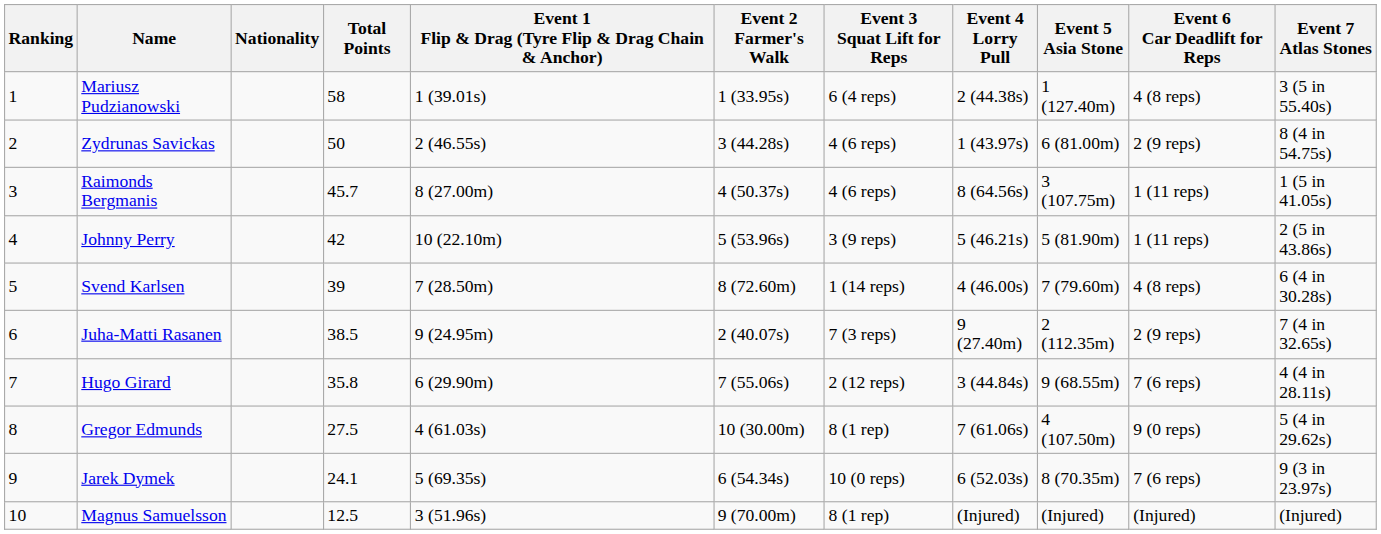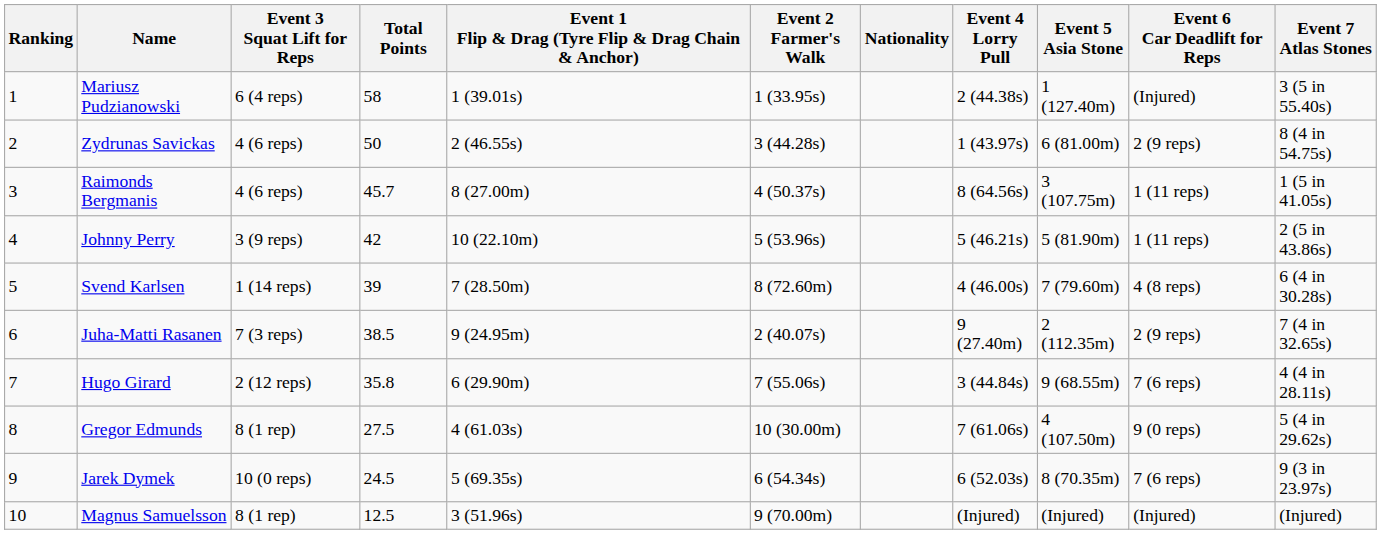columns swapped: (277, 38) <-> (889, 38)
(1167, 95) 4 (8 reps) -> (1164, 95) (Injured)
(343, 477) 24.1 -> (379, 477) 24.5
